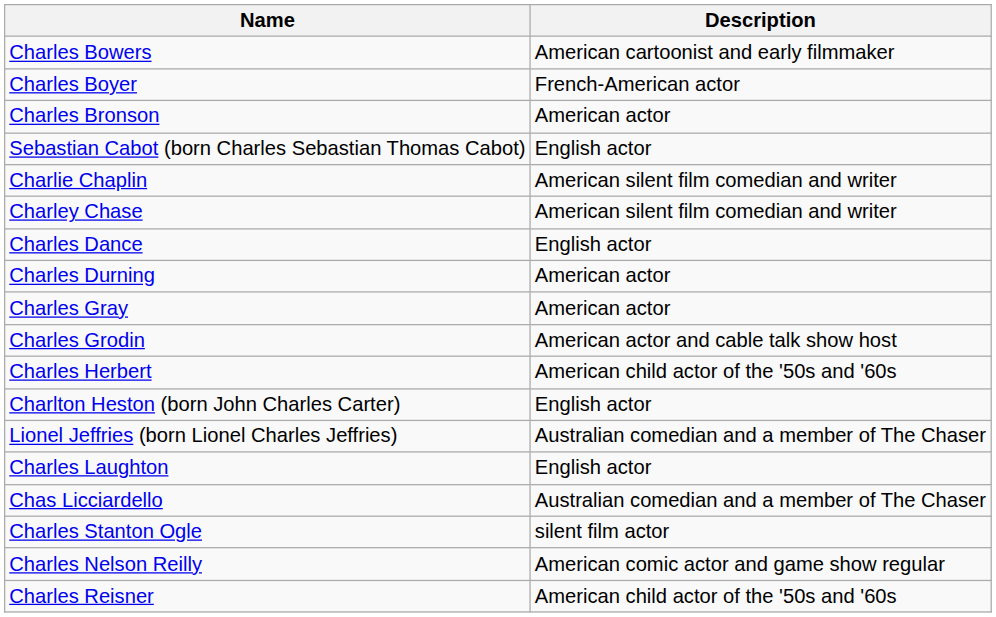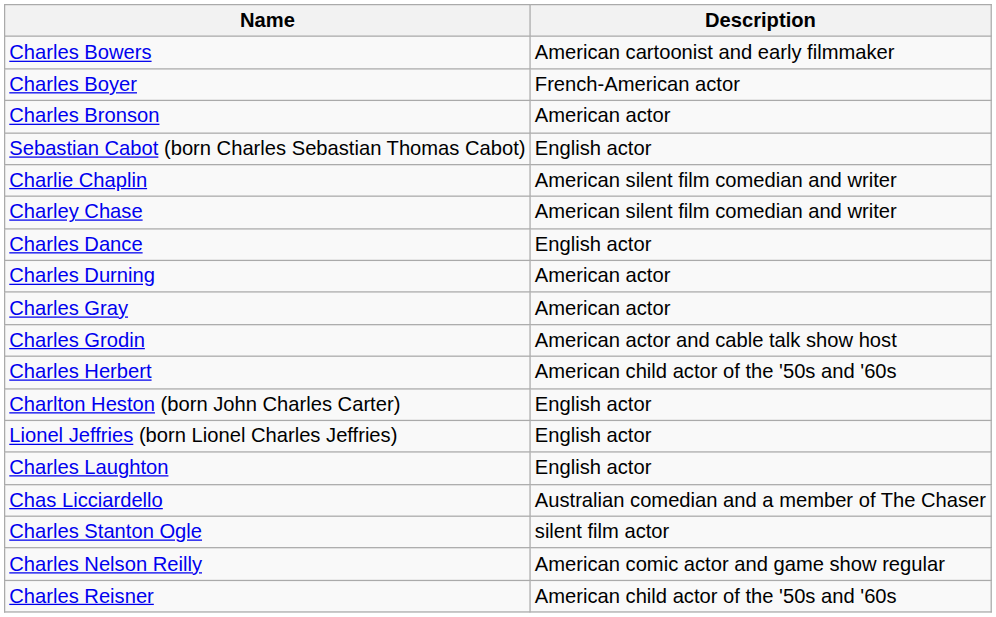(760, 436) Australian comedian and a member of The Chaser -> (593, 436) English actor
